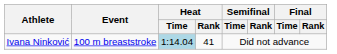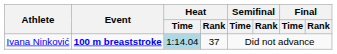(115, 42) normal -> (118, 42) bold
(209, 42) 41 -> (214, 42) 37
